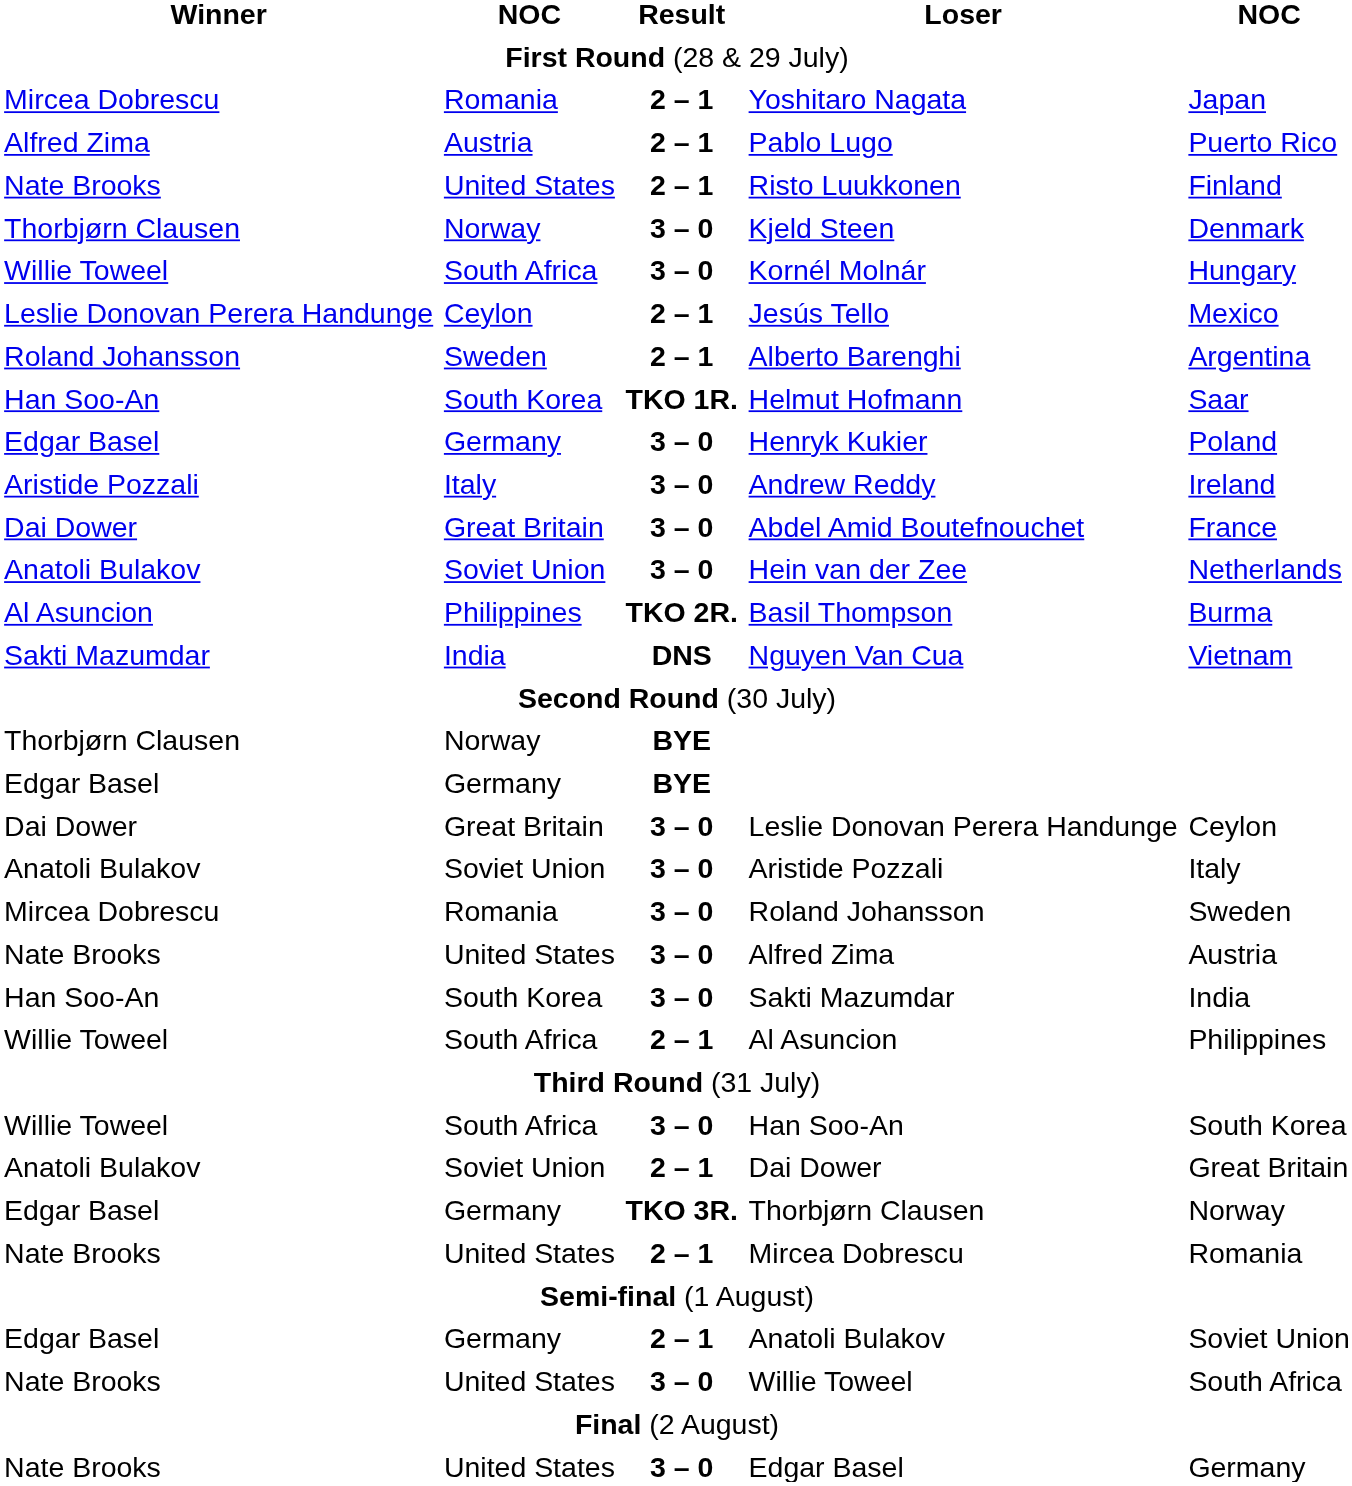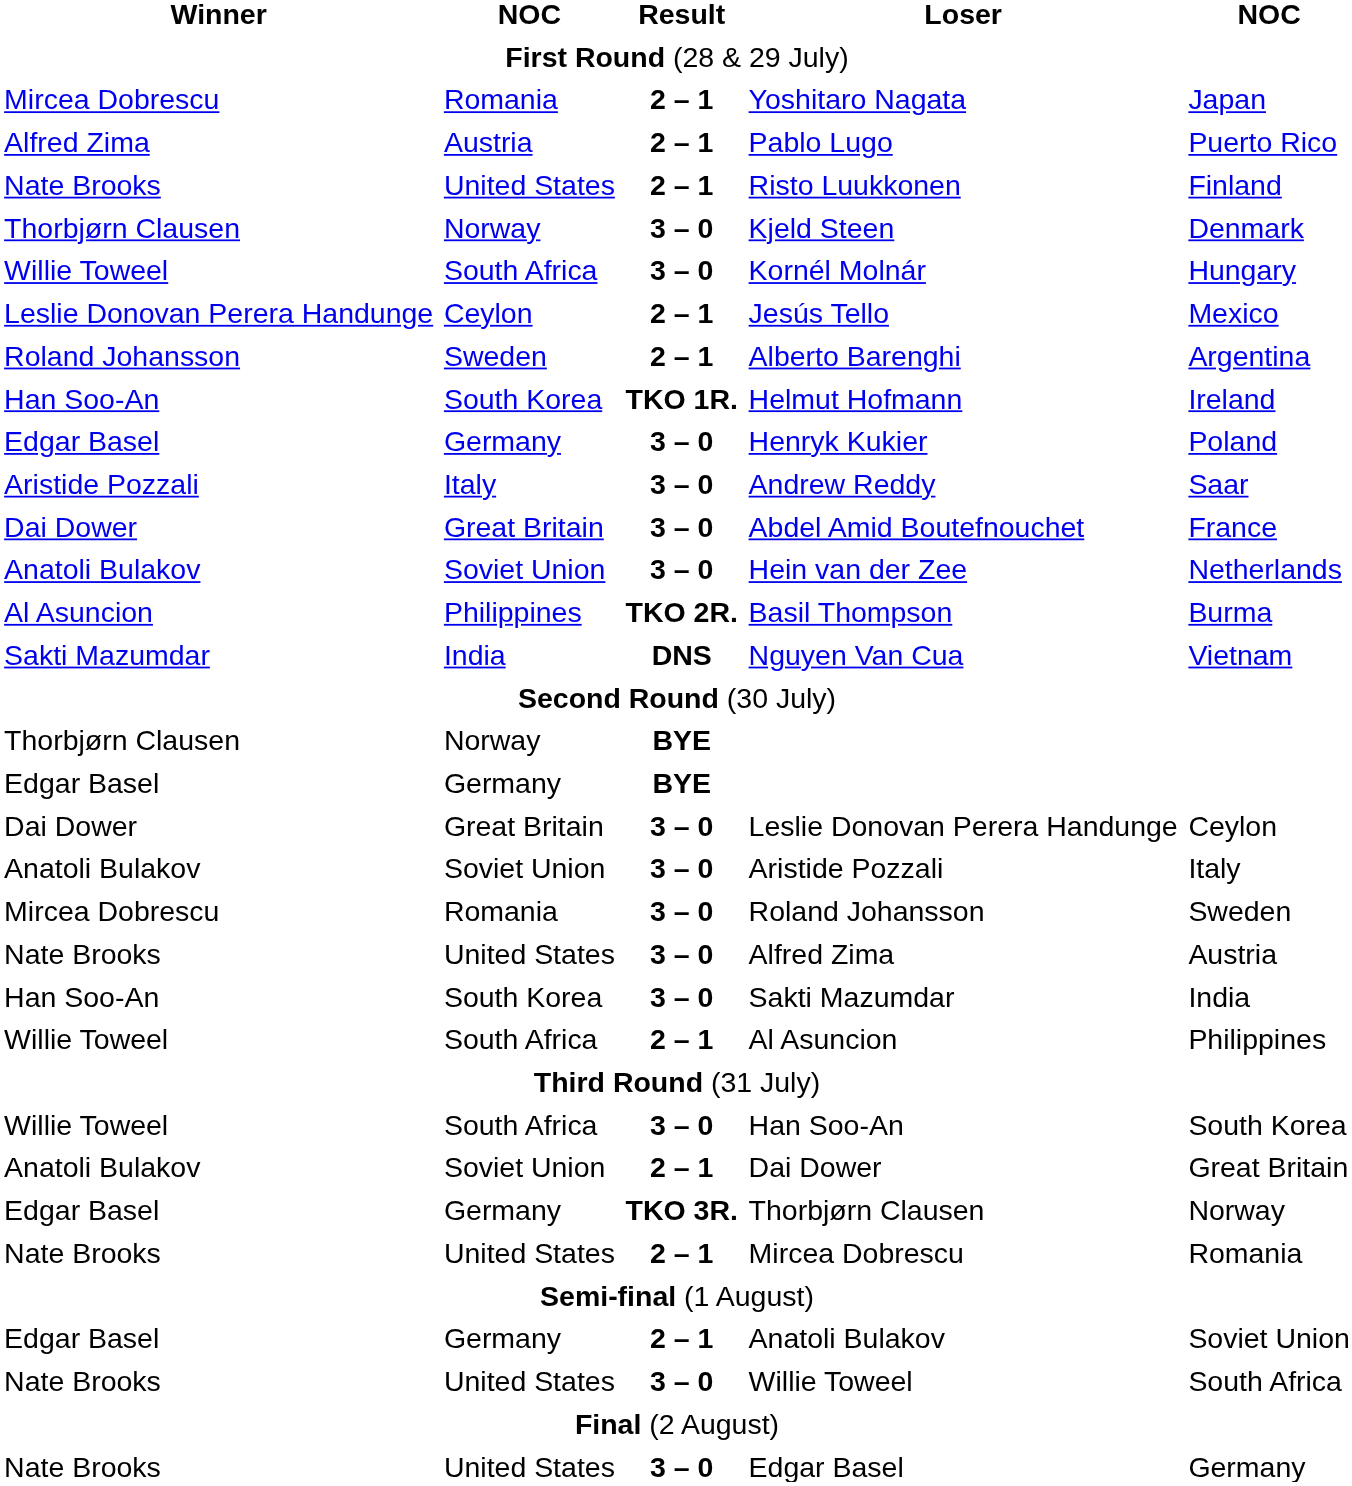(1218, 399) Saar -> (1232, 399) Ireland
(1232, 484) Ireland -> (1218, 484) Saar
